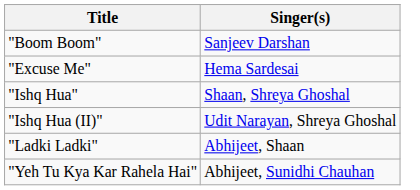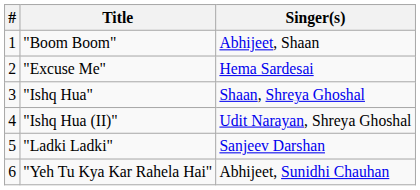+ column: (12, 17)
(257, 43) Sanjeev Darshan -> (269, 43) Abhijeet, Shaan
(254, 146) Abhijeet, Shaan -> (272, 146) Sanjeev Darshan
